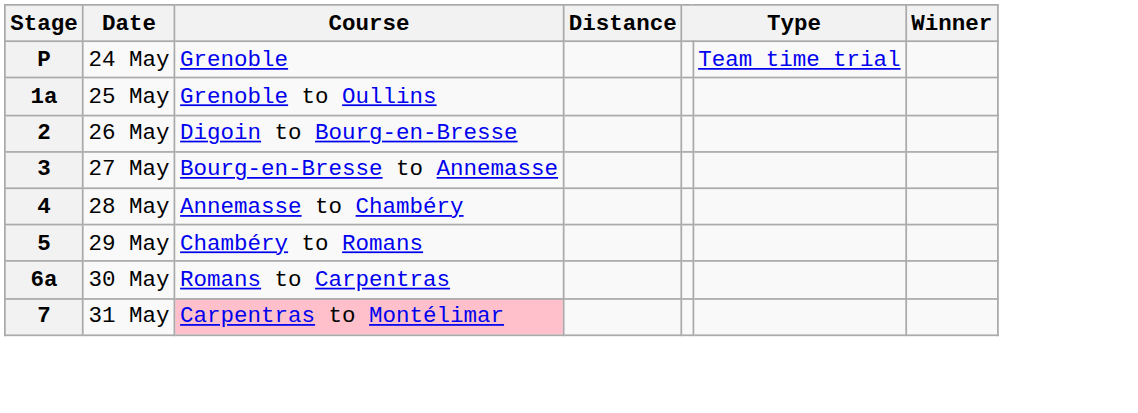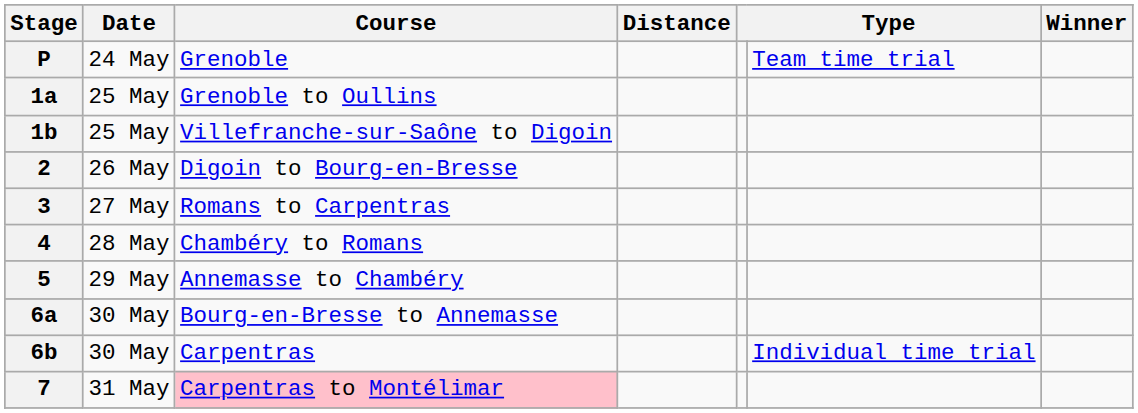+ row: (44, 133)
(369, 170) Bourg-en-Bresse to Annemasse -> (315, 206) Romans to Carpentras
(322, 206) Annemasse to Chambéry -> (302, 243) Chambéry to Romans
(302, 243) Chambéry to Romans -> (322, 280) Annemasse to Chambéry
(315, 280) Romans to Carpentras -> (369, 316) Bourg-en-Bresse to Annemasse
+ row: (44, 353)
